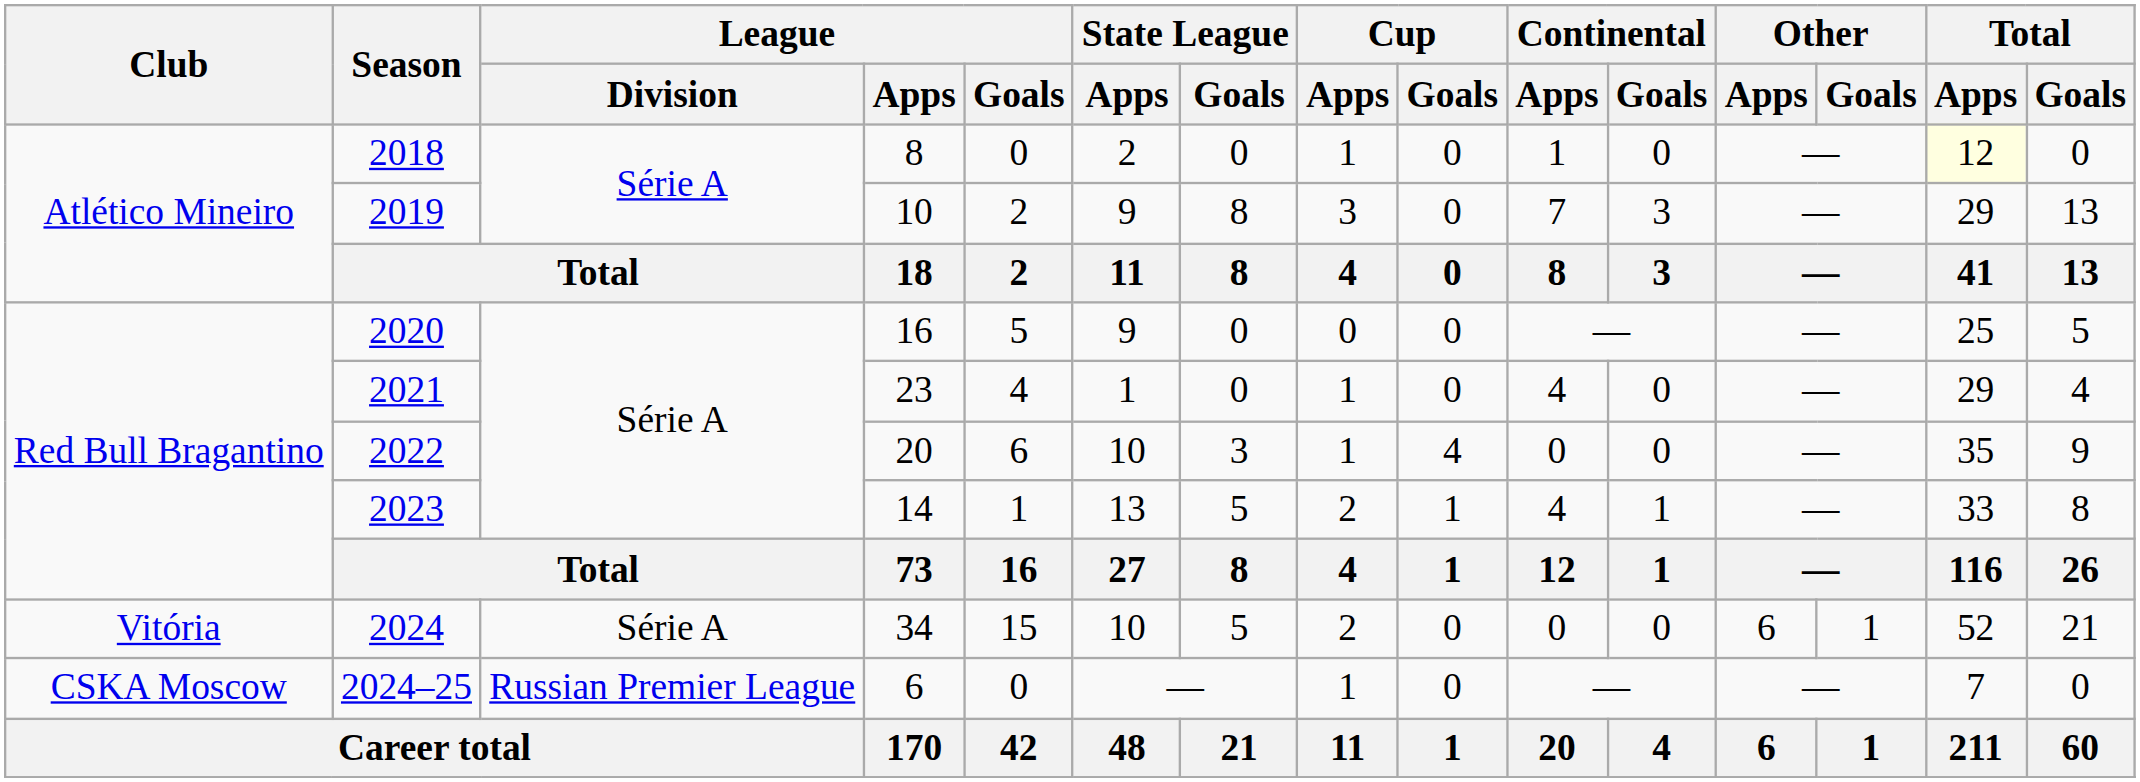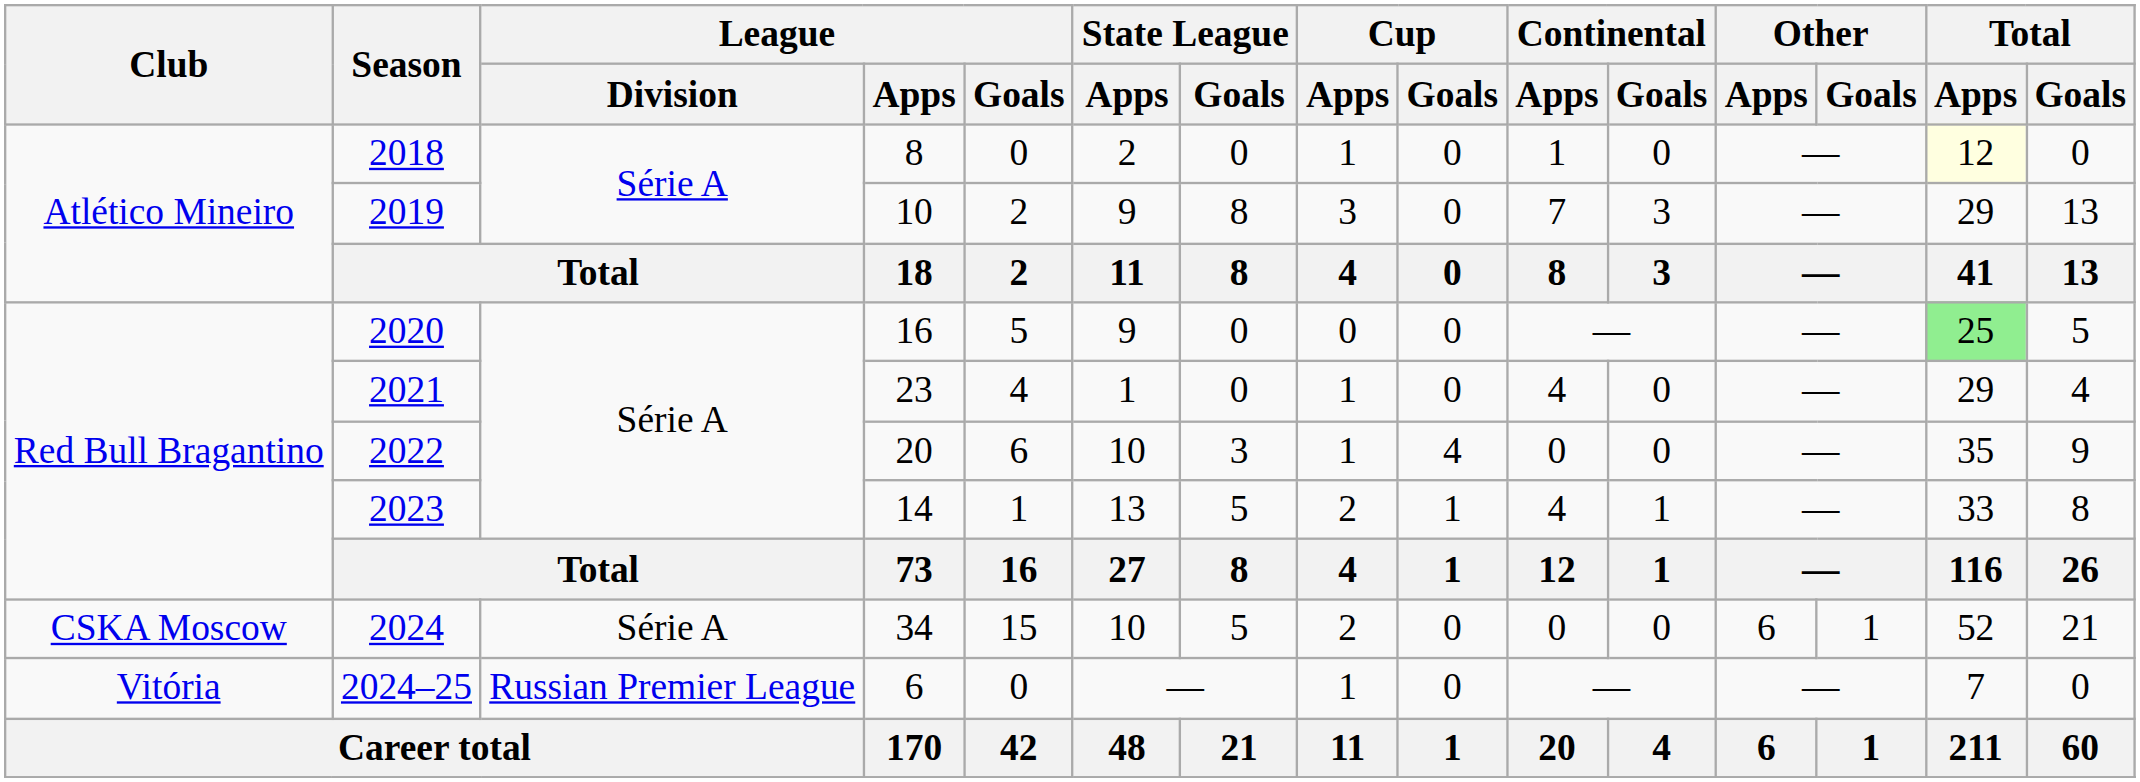(1976, 331) no background -> (1976, 331) lightgreen background
(169, 627) Vitória -> (169, 627) CSKA Moscow
(169, 687) CSKA Moscow -> (169, 687) Vitória
